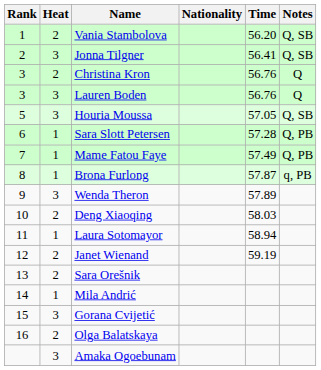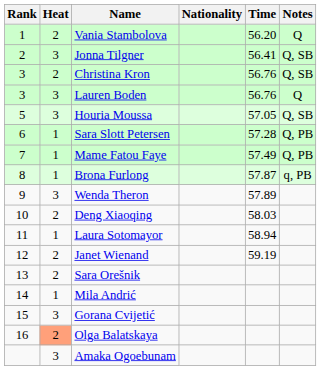(298, 34) Q, SB -> (298, 34) Q
(298, 74) Q -> (298, 74) Q, SB
(56, 335) no background -> (56, 335) lightsalmon background
